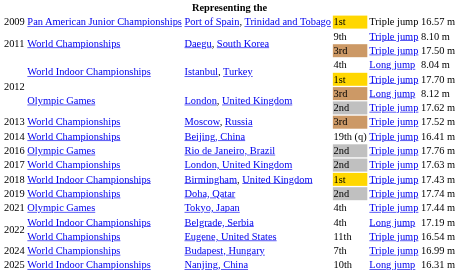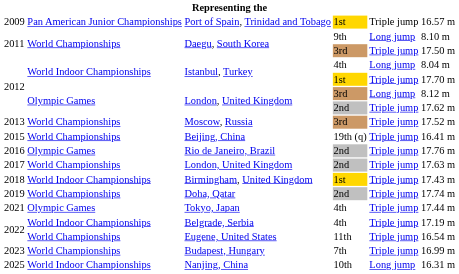(394, 36) Triple jump -> (392, 36) Long jump
(14, 136) 2014 -> (14, 136) 2015
(392, 222) Long jump -> (394, 222) Triple jump
(14, 251) 2024 -> (14, 251) 2023
